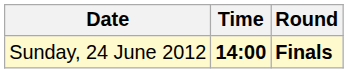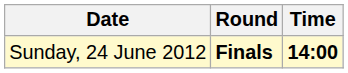columns swapped: (241, 20) <-> (307, 20)
